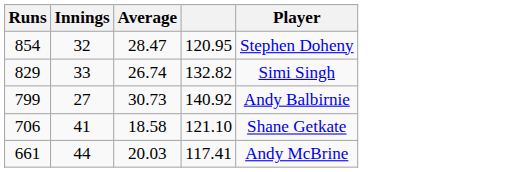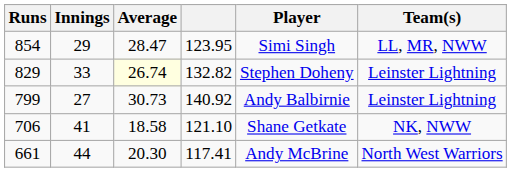+ column: (432, 18)
(82, 45) 32 -> (82, 45) 29
(209, 45) 120.95 -> (209, 45) 123.95
(297, 45) Stephen Doheny -> (297, 45) Simi Singh
(147, 72) no background -> (147, 72) lightyellow background
(297, 72) Simi Singh -> (297, 72) Stephen Doheny
(147, 153) 20.03 -> (147, 153) 20.30
